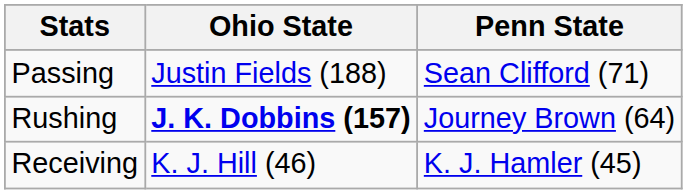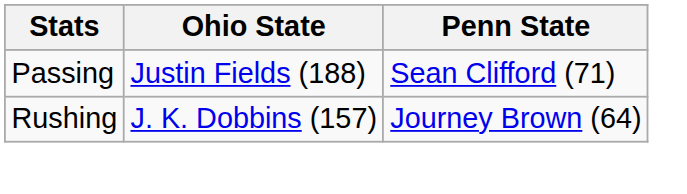(281, 118) bold -> (254, 118) normal
- row: (75, 164)
